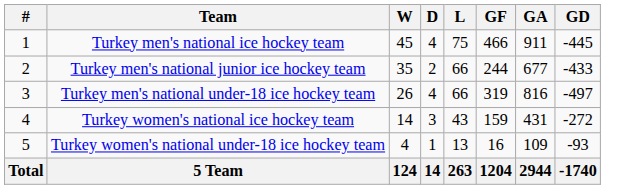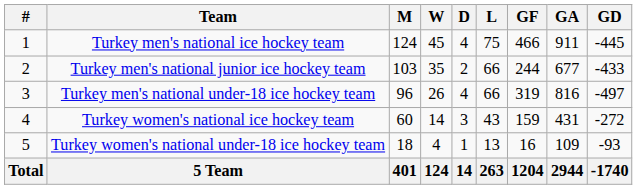+ column: (405, 17)
